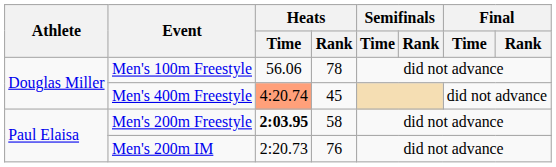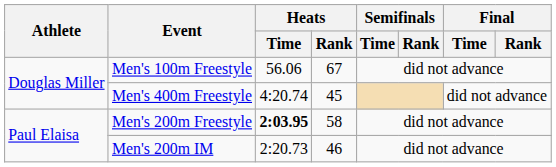(334, 70) 78 -> (334, 70) 67
(284, 96) lightsalmon background -> (284, 96) no background
(334, 148) 76 -> (334, 148) 46
